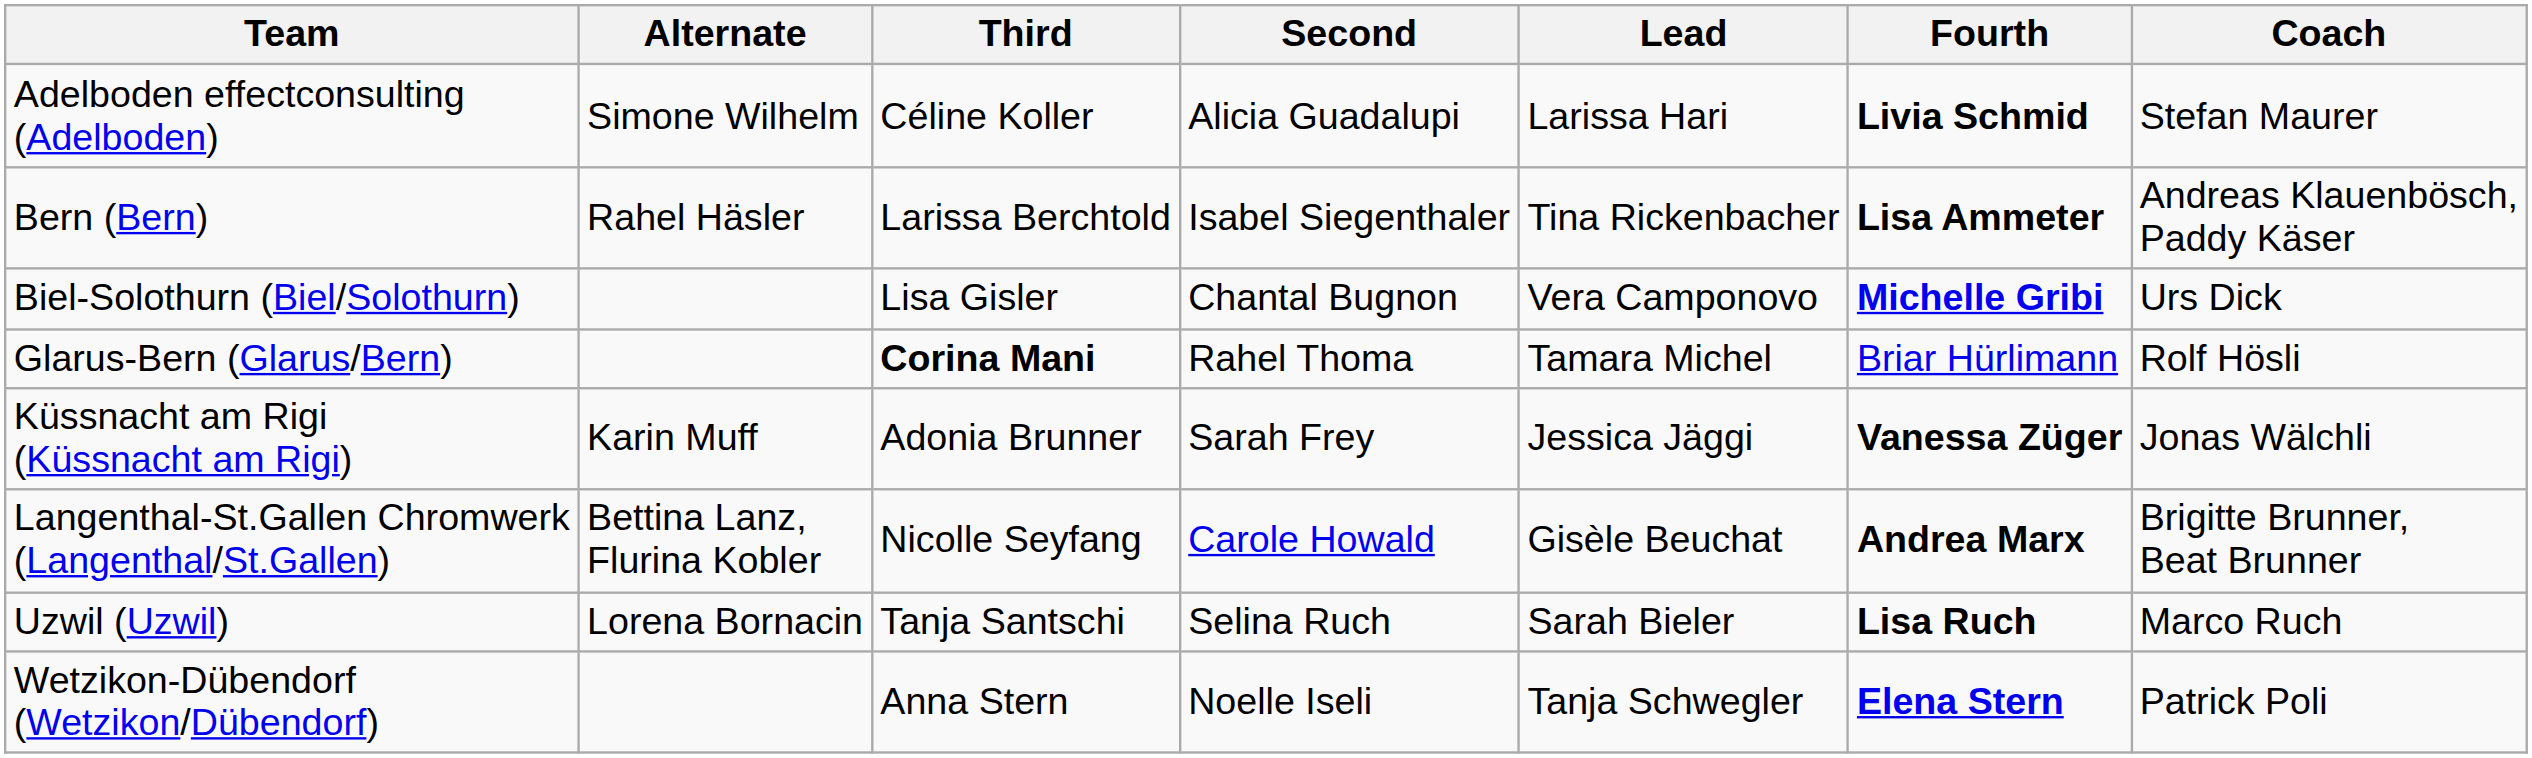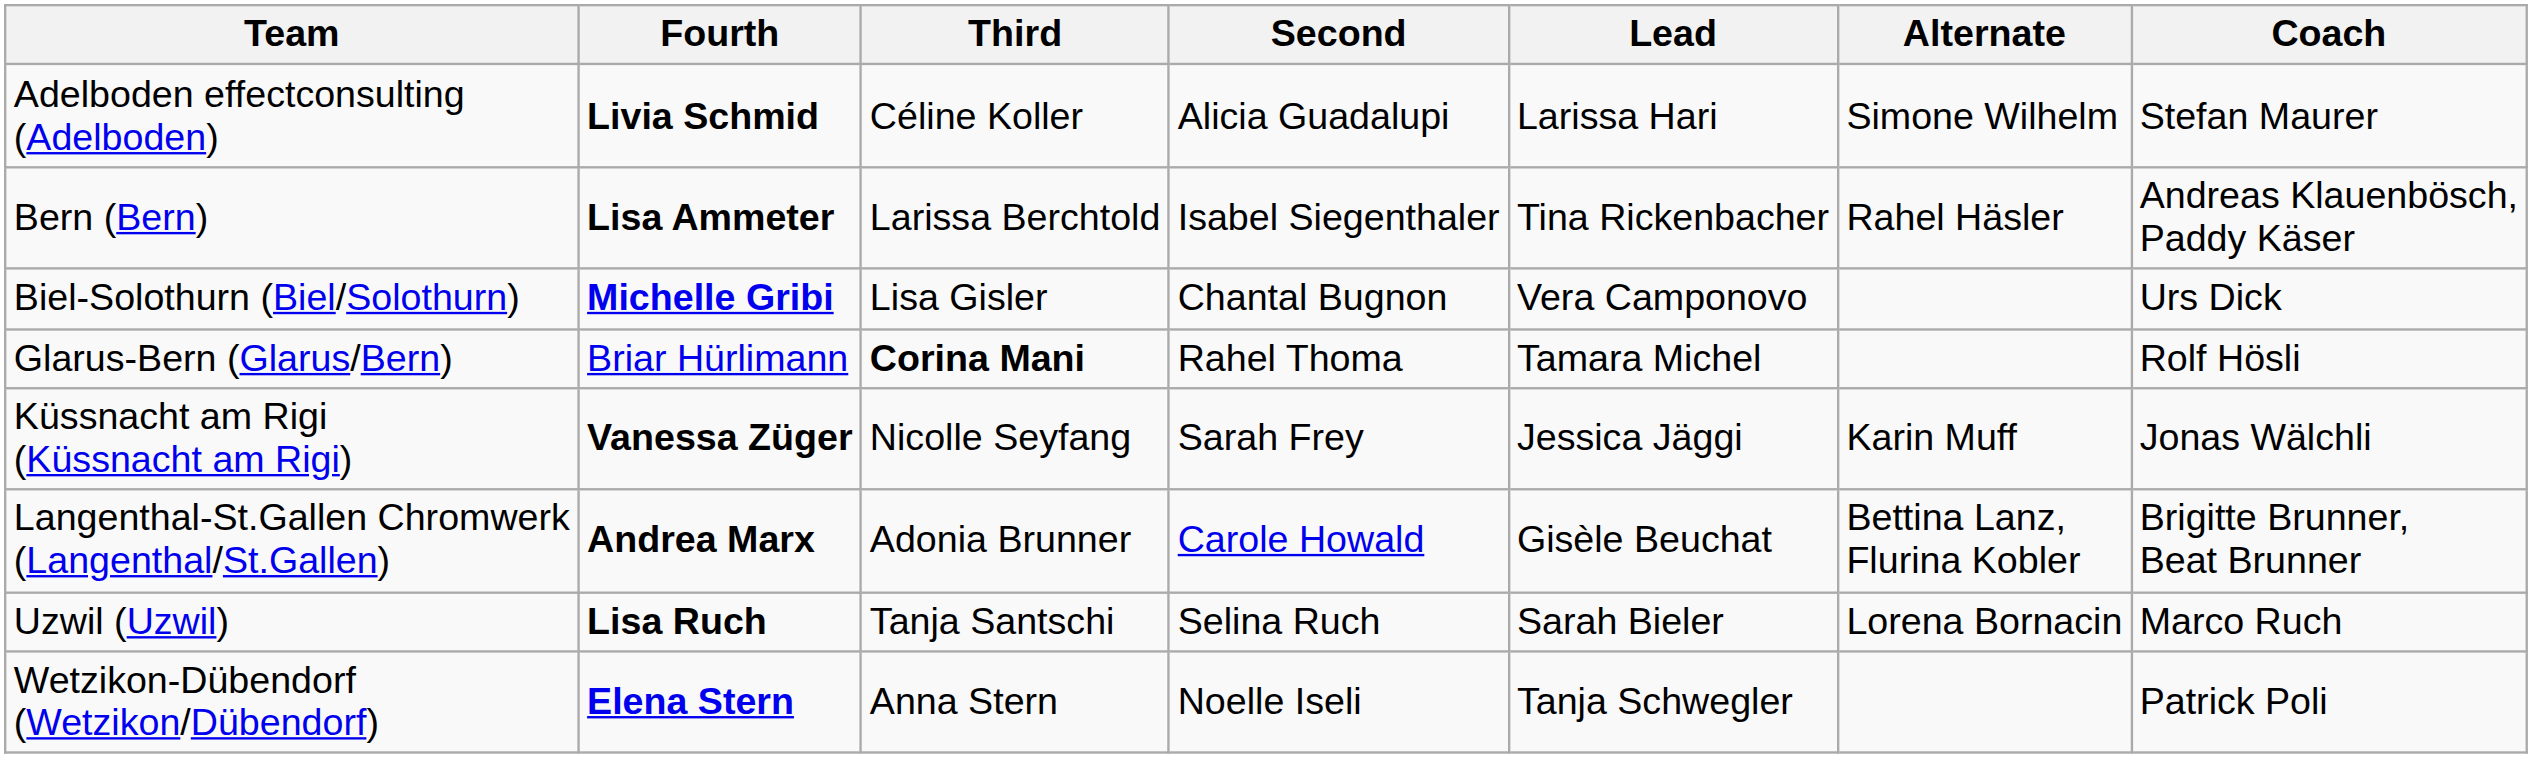columns swapped: (1990, 34) <-> (725, 34)
(1011, 438) Adonia Brunner -> (1000, 438) Nicolle Seyfang
(1011, 540) Nicolle Seyfang -> (1001, 540) Adonia Brunner
